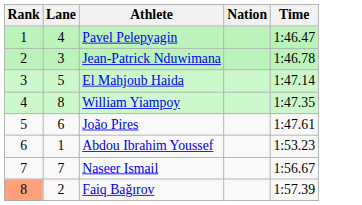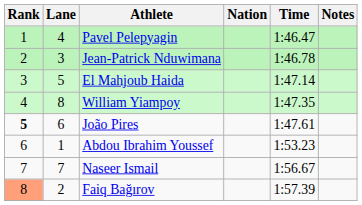+ column: (338, 15)
(24, 124) normal -> (24, 124) bold
